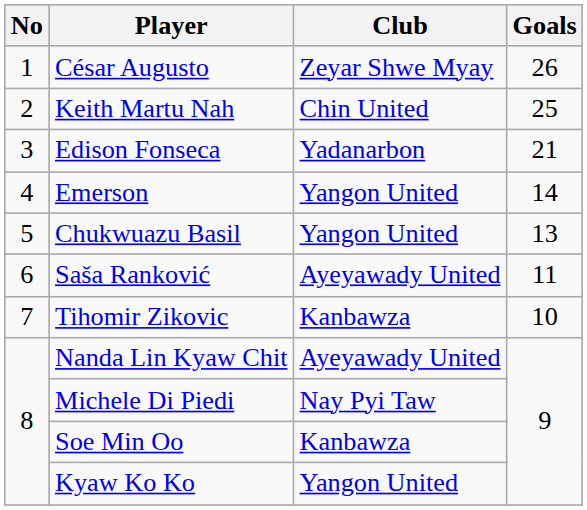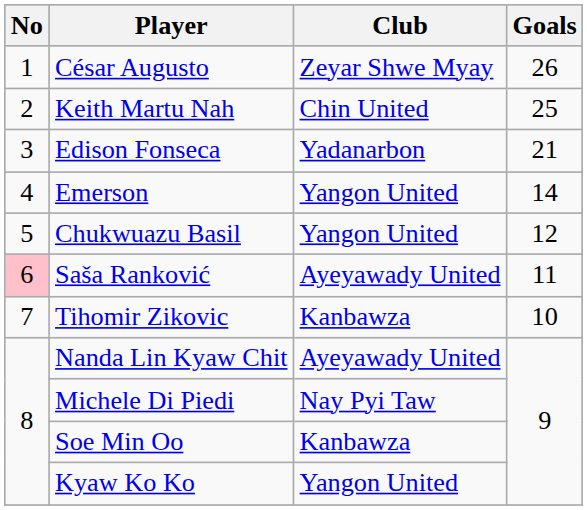(545, 233) 13 -> (545, 233) 12
(27, 274) no background -> (27, 274) pink background
